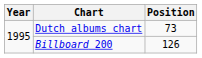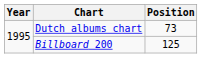(171, 45) 126 -> (171, 45) 125
